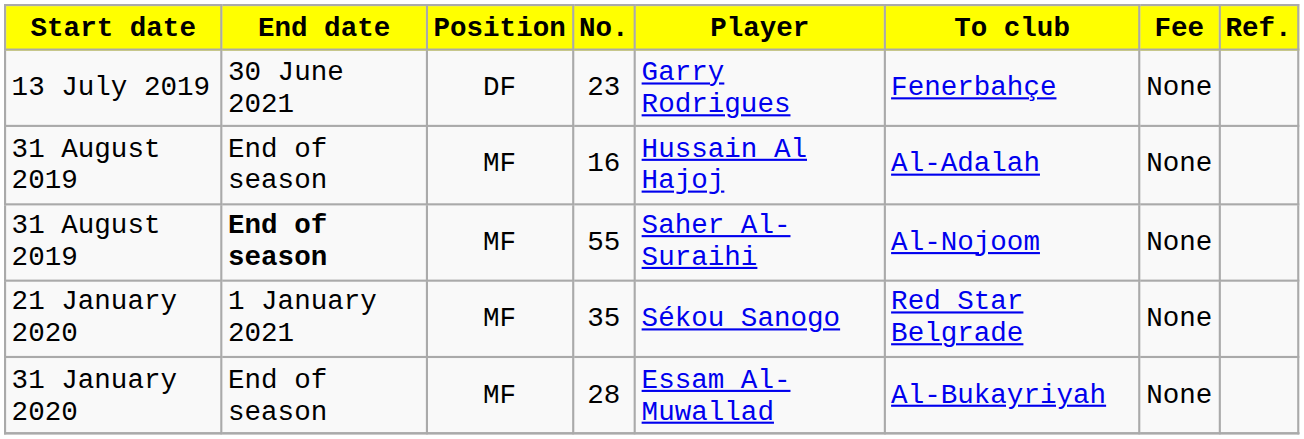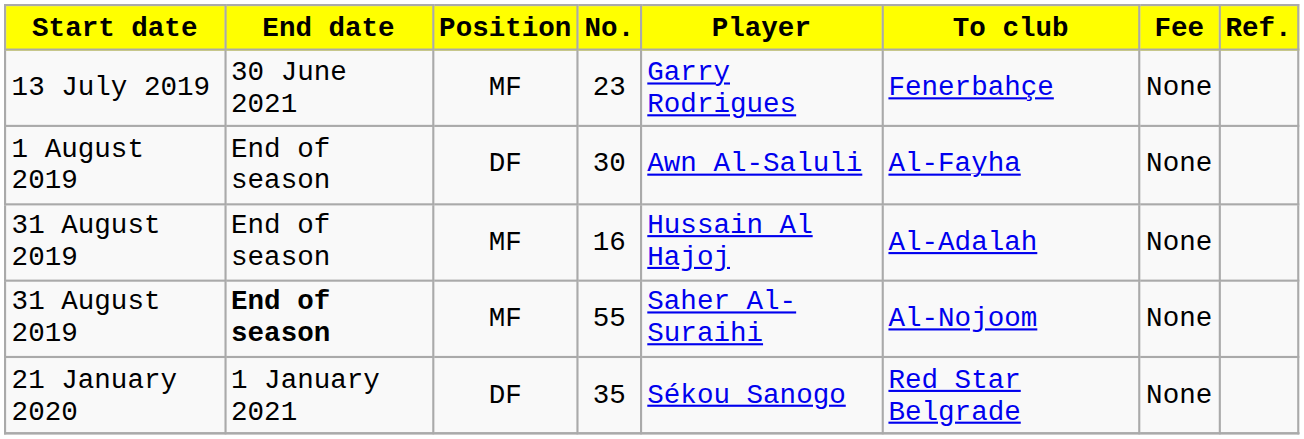(500, 88) DF -> (505, 88) MF
+ row: (609, 165)
(500, 318) MF -> (505, 395) DF
- row: (604, 395)
